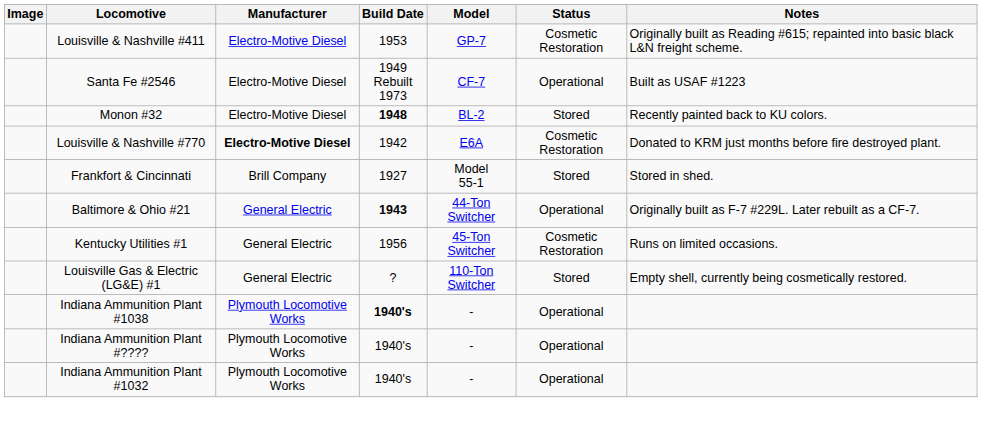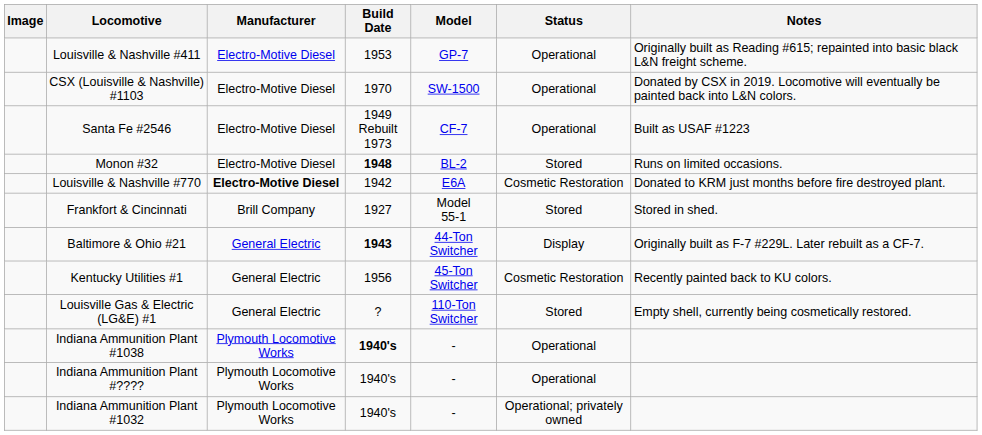(571, 41) Cosmetic Restoration -> (564, 55) Operational
+ row: (127, 89)
(728, 115) Recently painted back to KU colors. -> (708, 163) Runs on limited occasions.
(571, 210) Operational -> (564, 244) Display
(704, 244) Runs on limited occasions. -> (733, 278) Recently painted back to KU colors.
(571, 379) Operational -> (564, 413) Operational; privately owned
